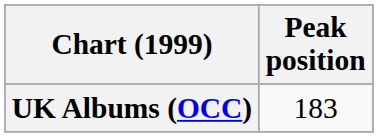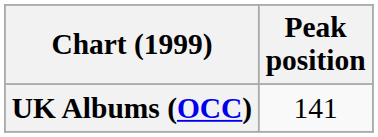(316, 107) 183 -> (316, 107) 141
